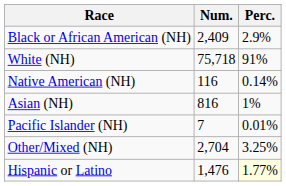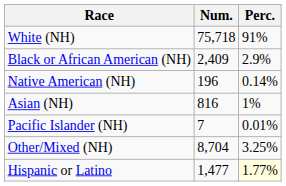rows swapped: (41, 59) <-> (99, 37)
(207, 81) 116 -> (208, 81) 196
(213, 147) 2,704 -> (213, 147) 8,704
(213, 170) 1,476 -> (213, 170) 1,477
